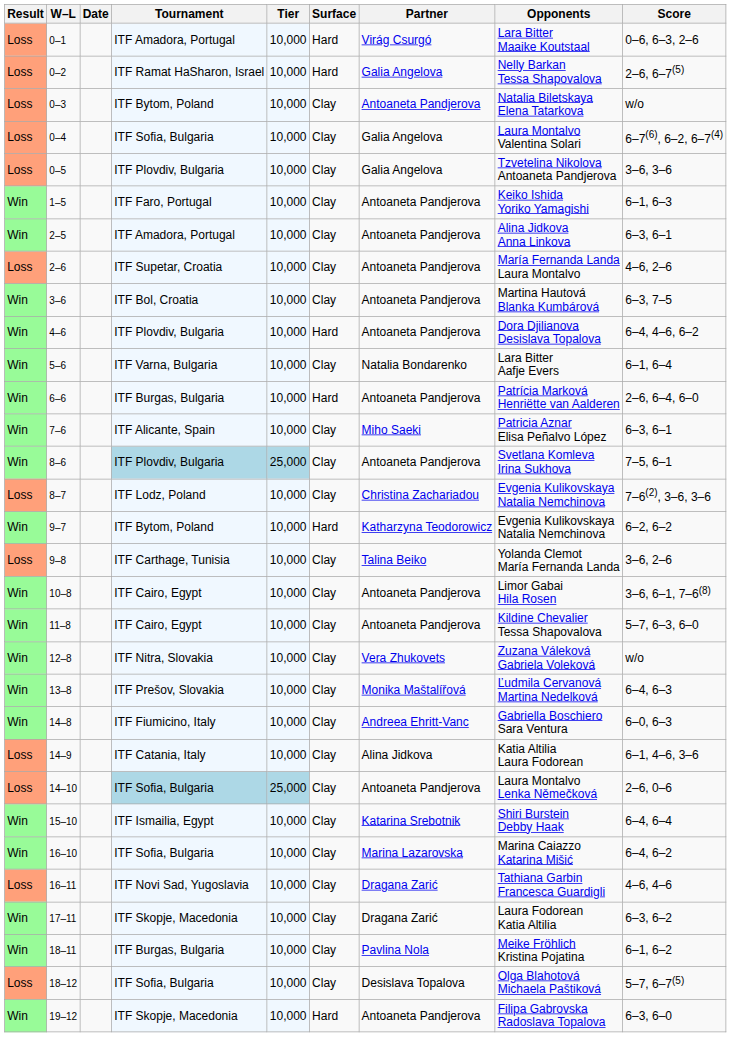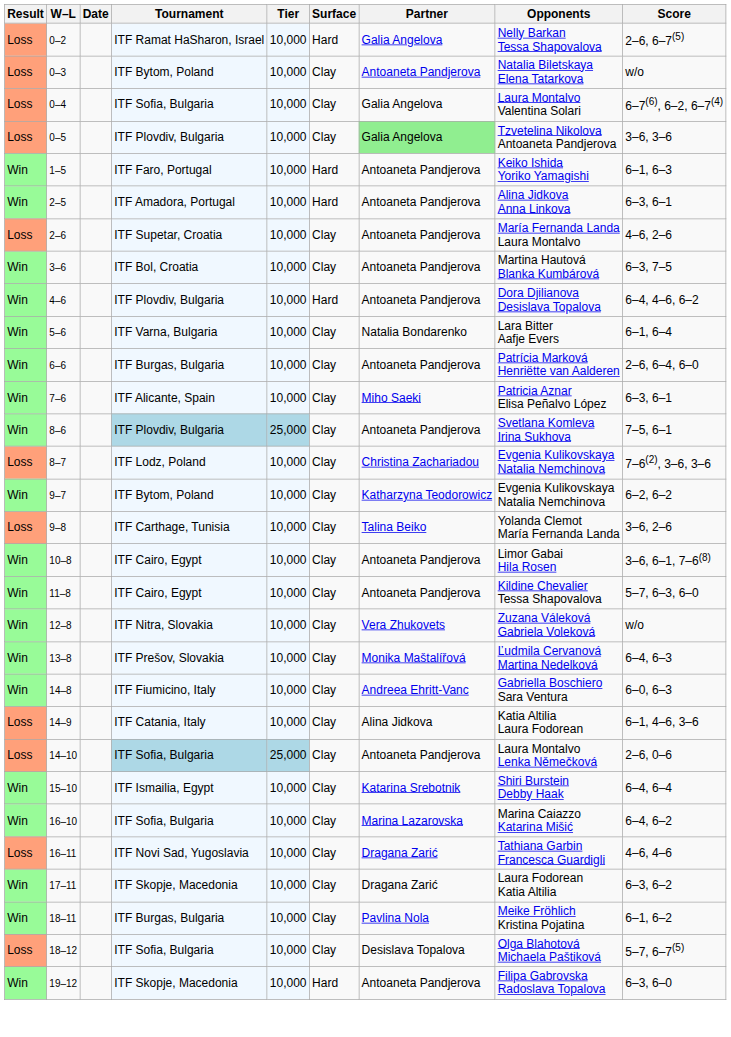- row: (58, 40)
(402, 169) no background -> (402, 137) lightgreen background
(324, 202) Clay -> (325, 169) Hard
(324, 234) Clay -> (325, 202) Hard
(325, 397) Hard -> (324, 365) Clay
(325, 527) Hard -> (324, 495) Clay
